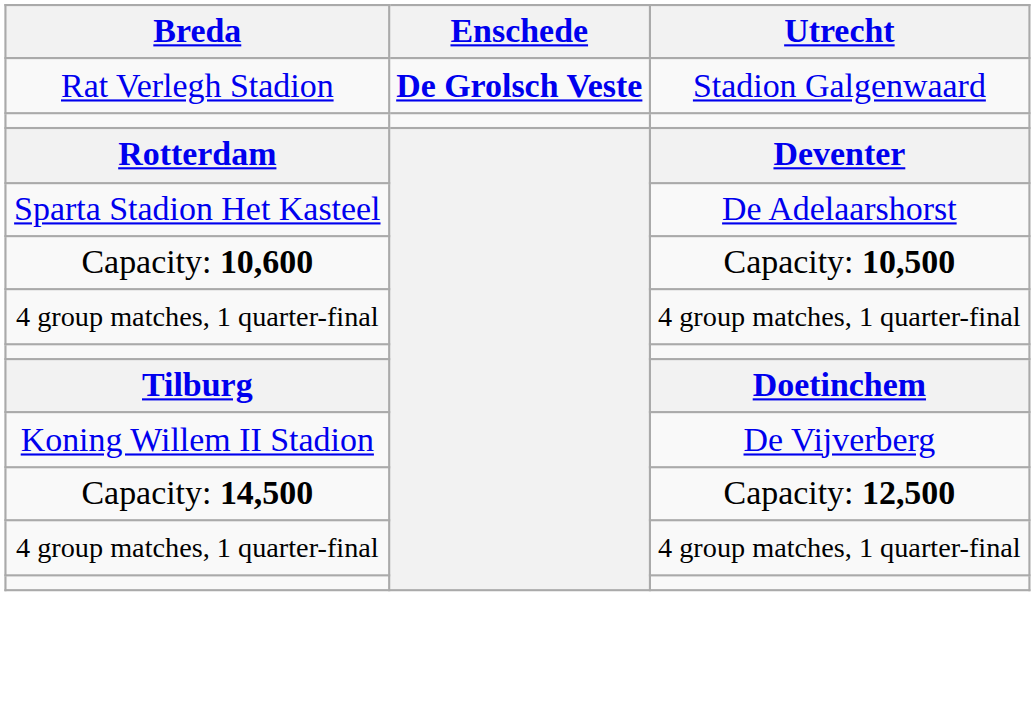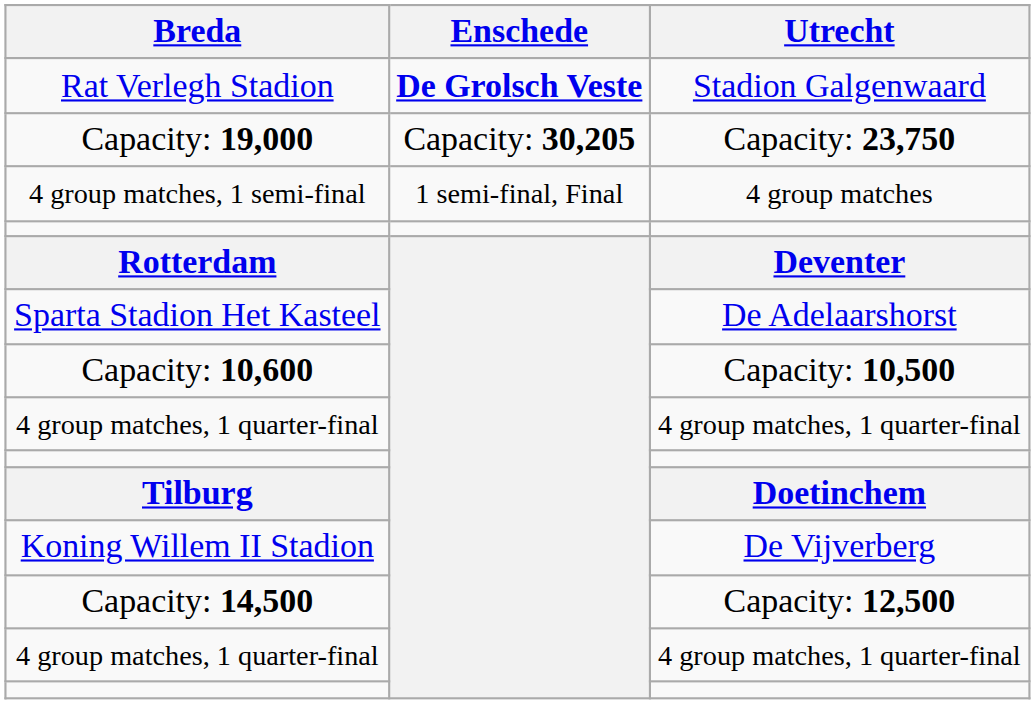+ row: (197, 138)
+ row: (197, 194)
